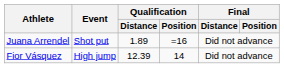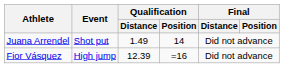(139, 41) 1.89 -> (139, 41) 1.49
(179, 41) =16 -> (179, 41) 14
(179, 56) 14 -> (179, 56) =16
